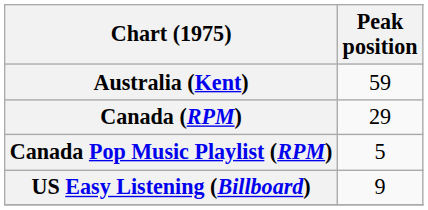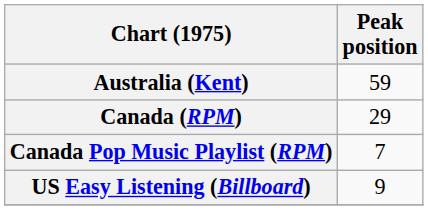(380, 151) 5 -> (380, 151) 7
